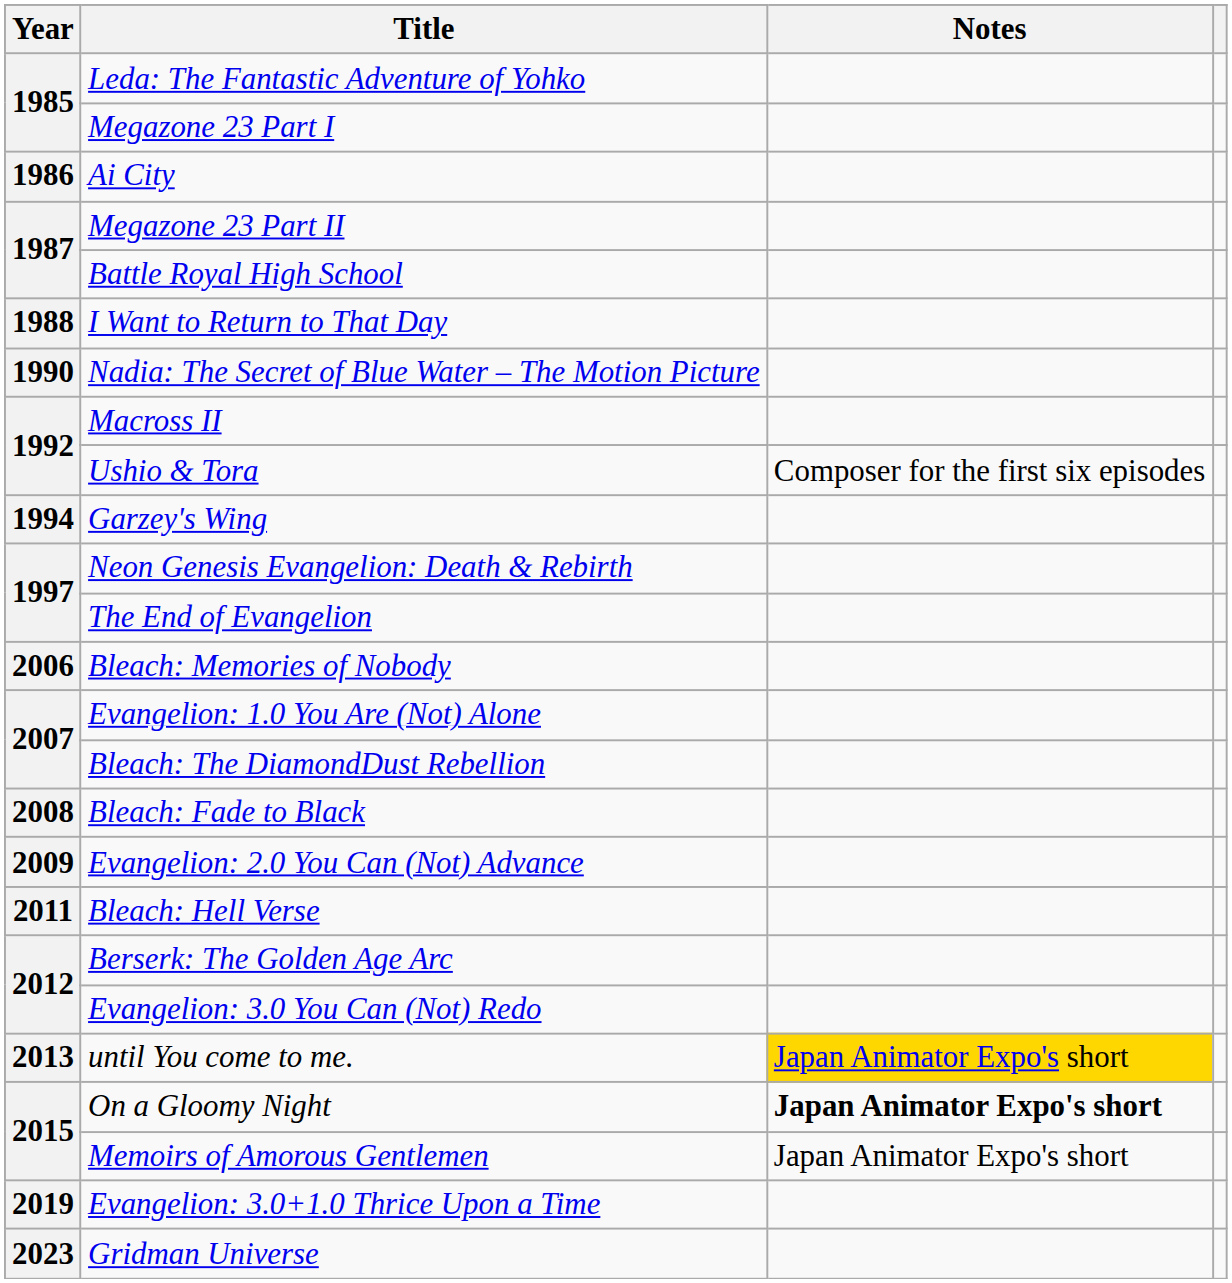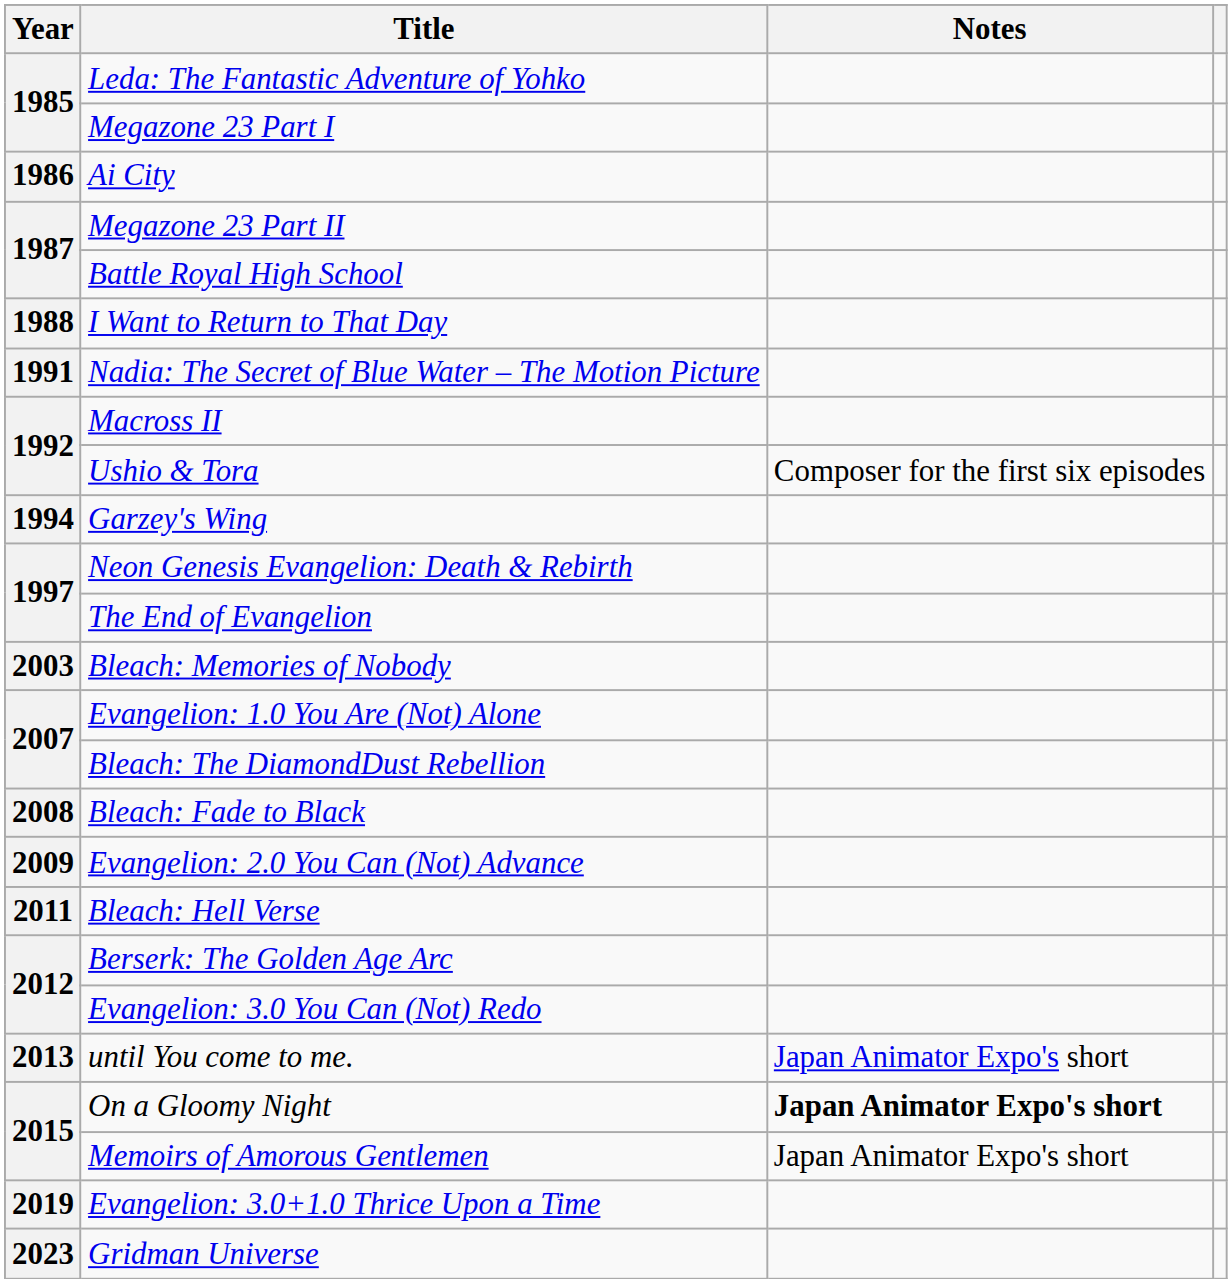(43, 371) 1990 -> (43, 371) 1991
(43, 665) 2006 -> (43, 665) 2003
(951, 1057) gold background -> (951, 1057) no background
